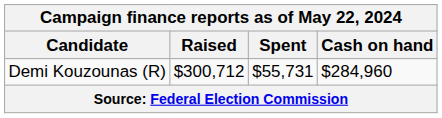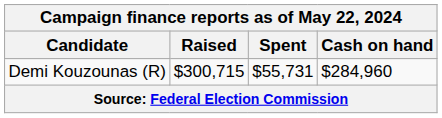(209, 71) $300,712 -> (209, 71) $300,715
